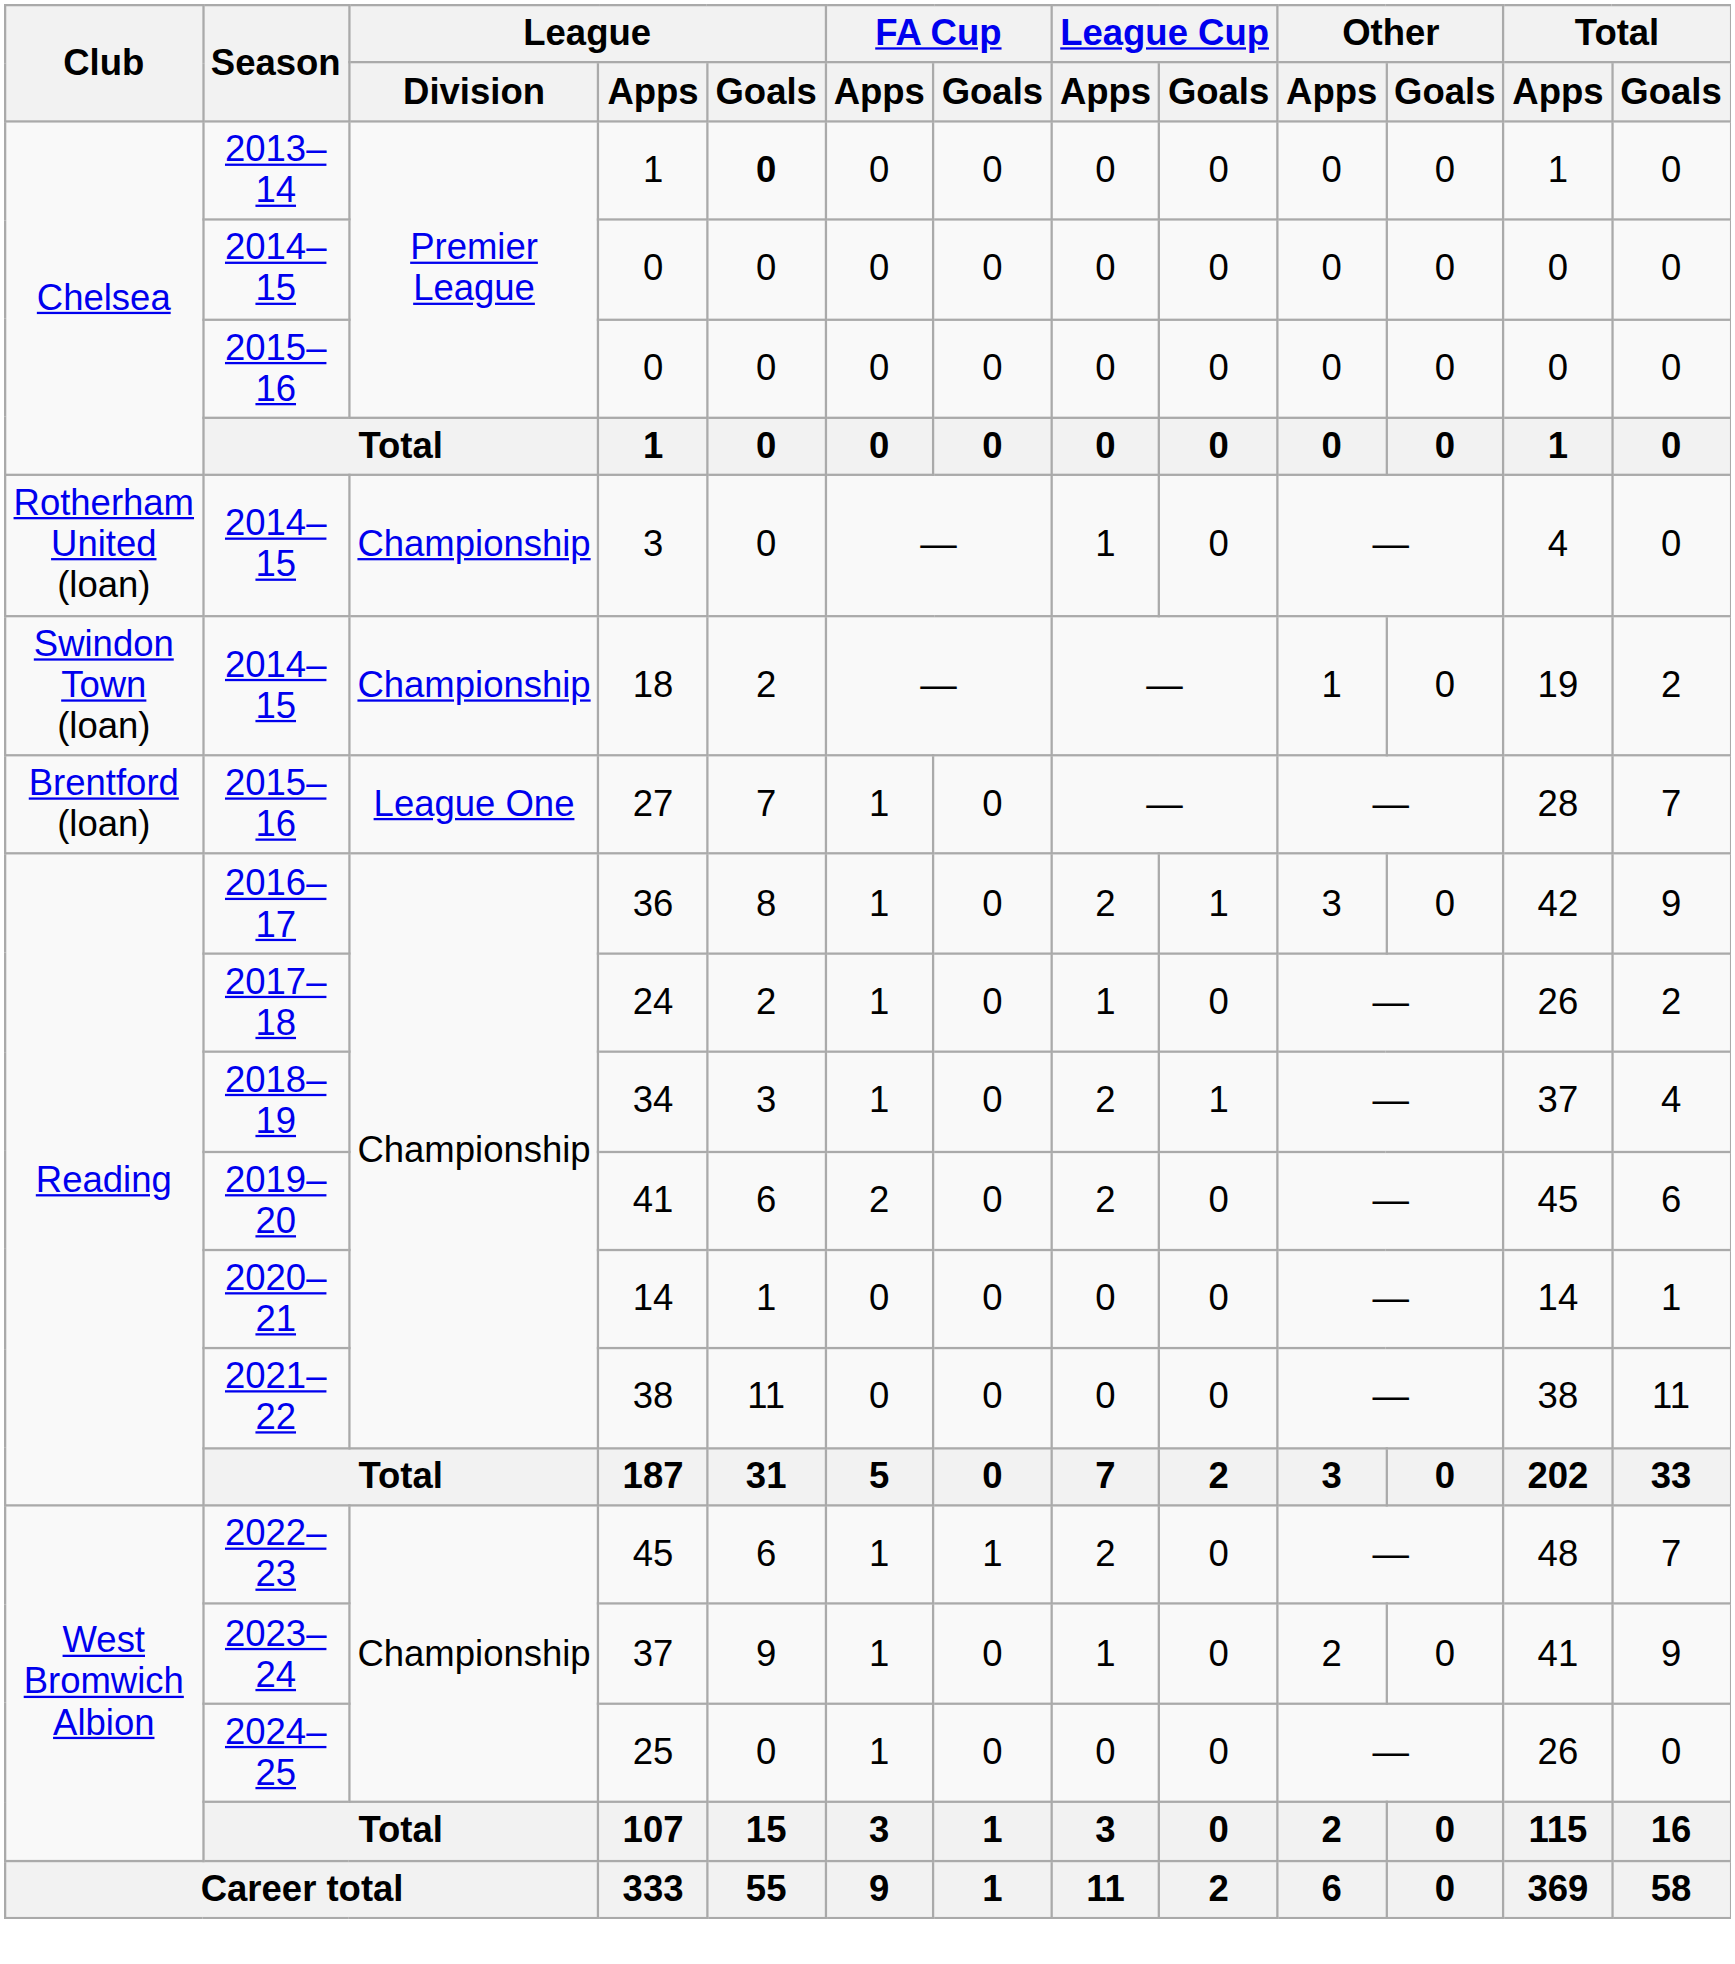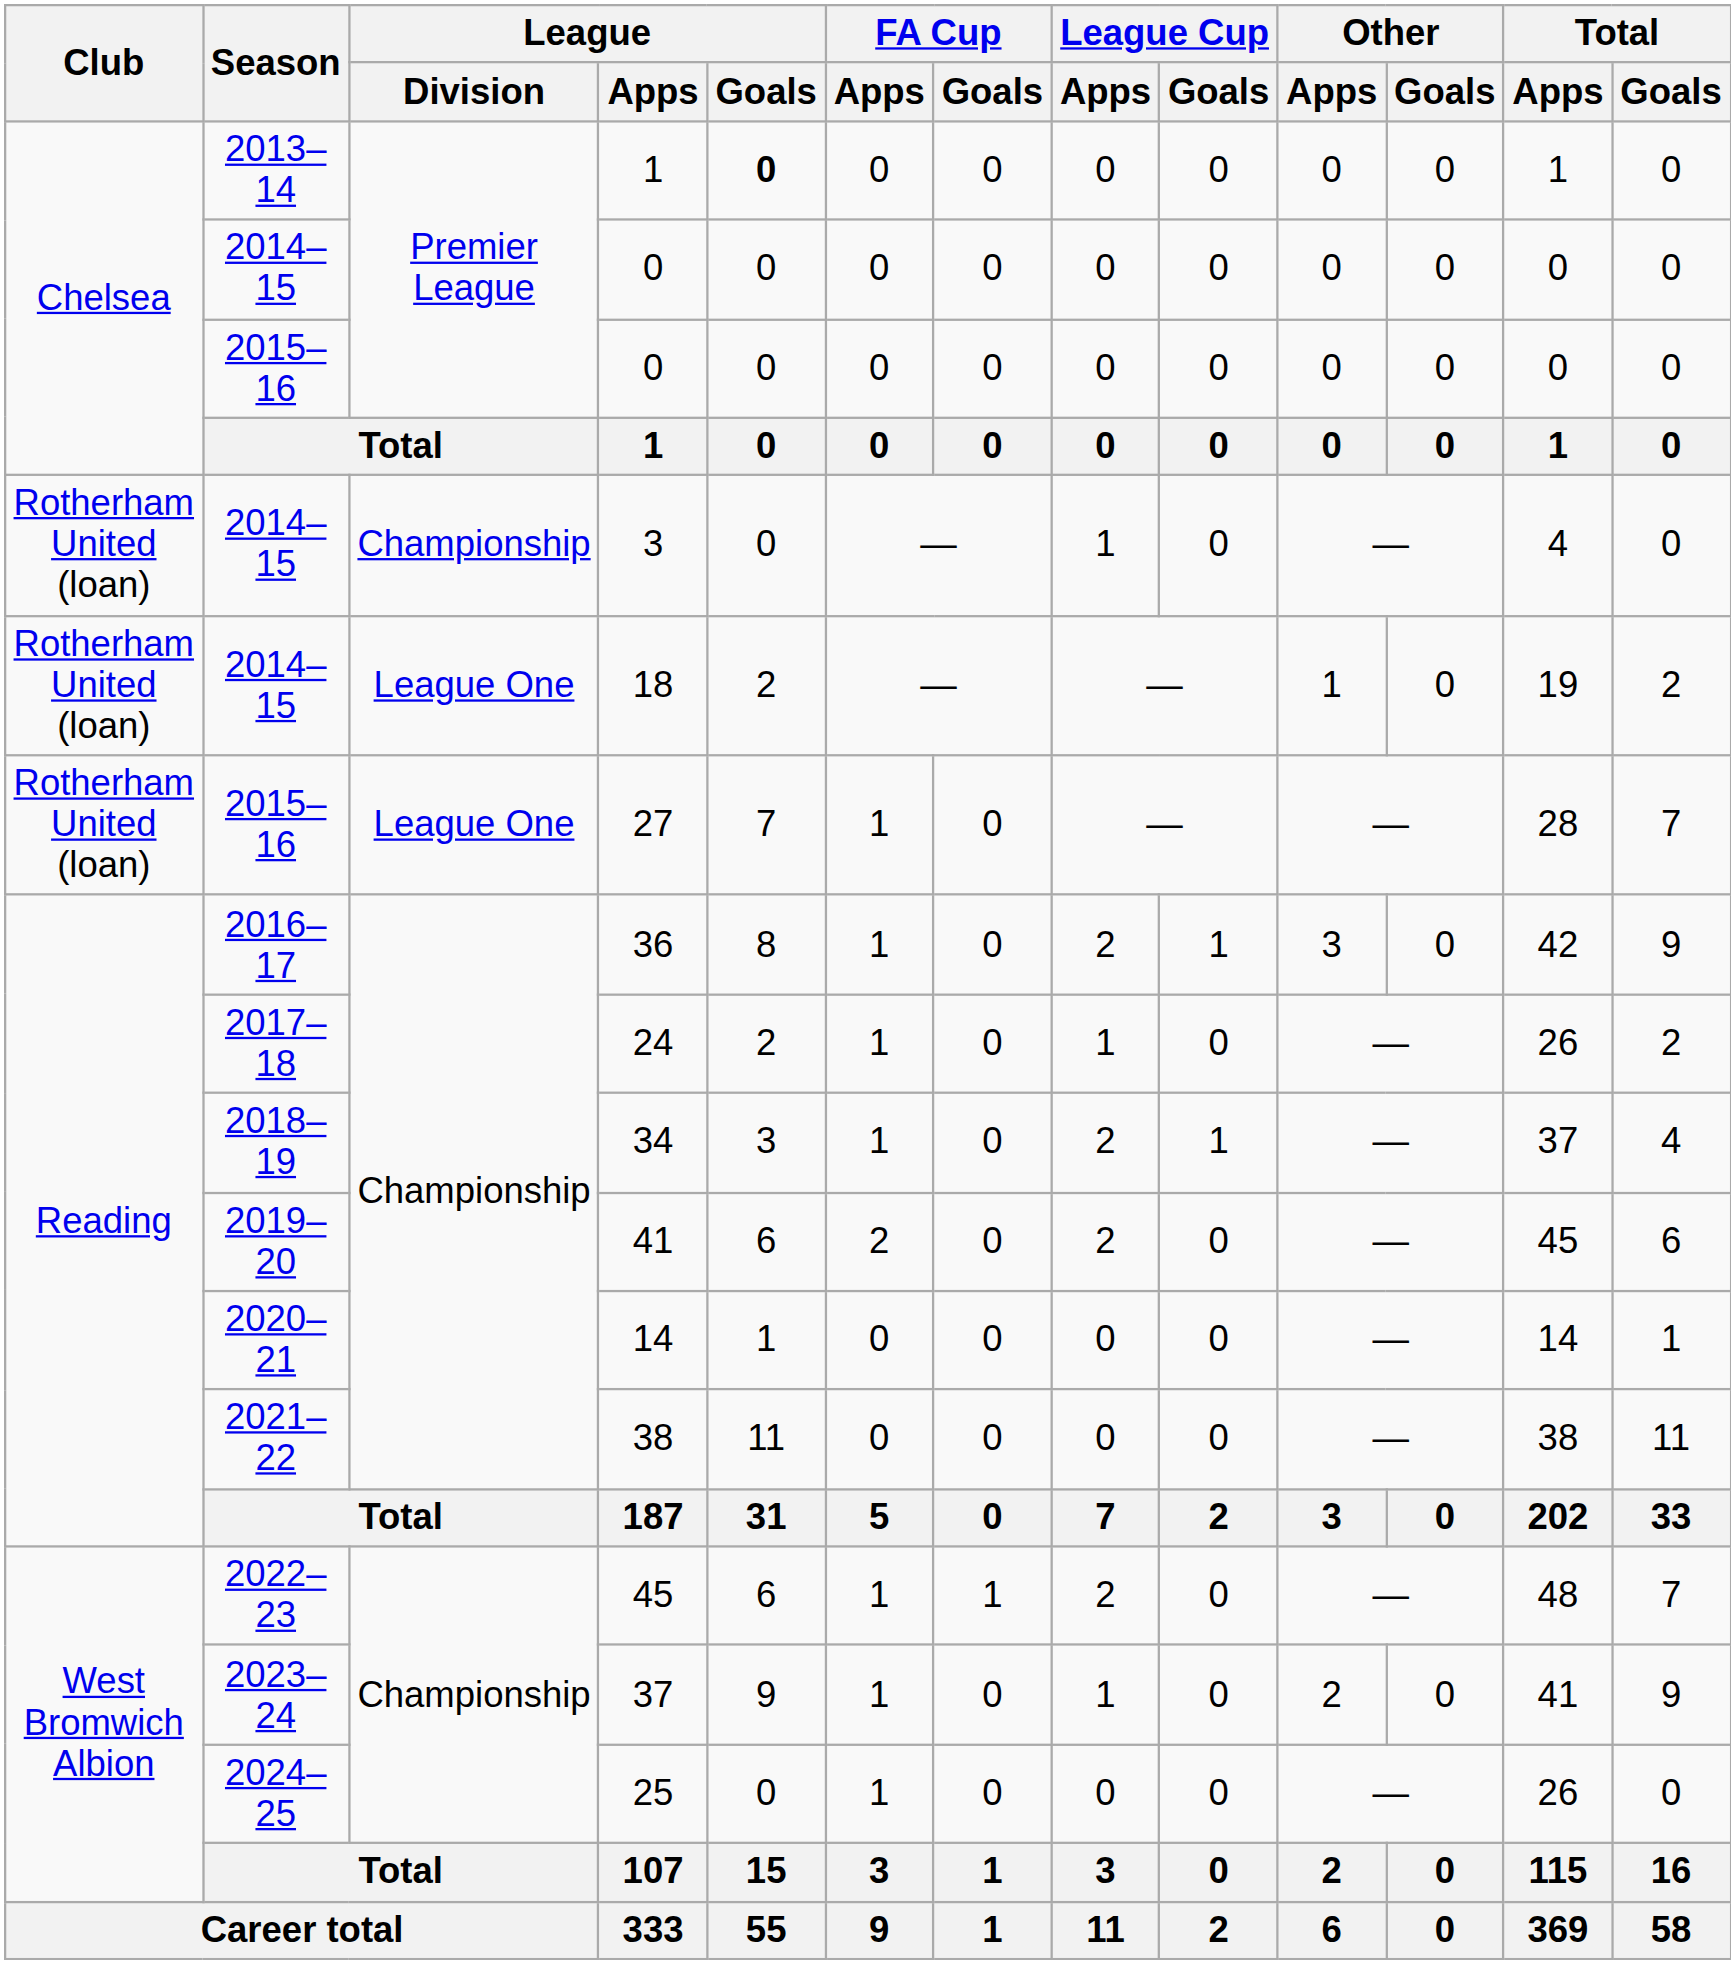(104, 684) Swindon Town (loan) -> (104, 684) Rotherham United (loan)
(474, 684) Championship -> (474, 684) League One
(104, 804) Brentford (loan) -> (104, 824) Rotherham United (loan)
